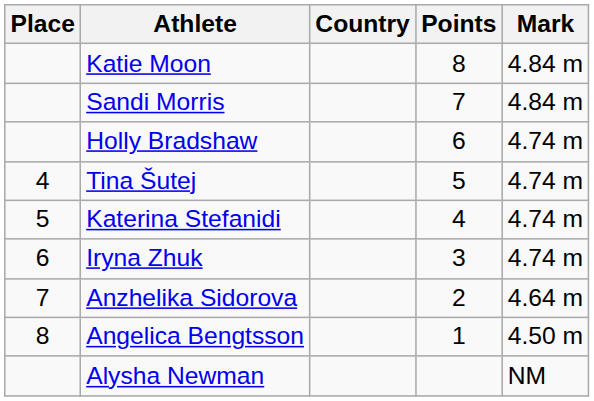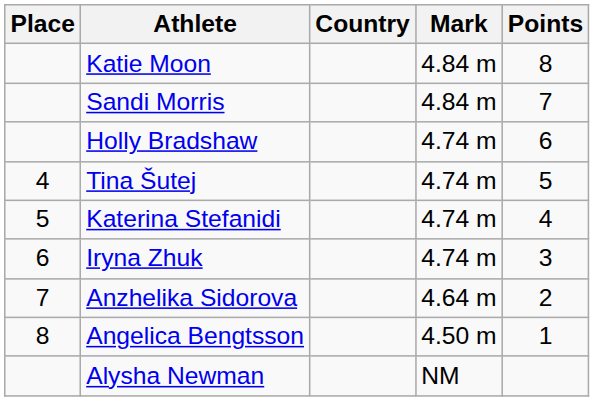columns swapped: (545, 24) <-> (459, 24)
